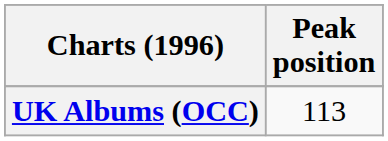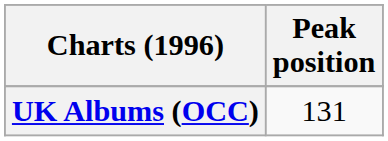(324, 110) 113 -> (324, 110) 131
